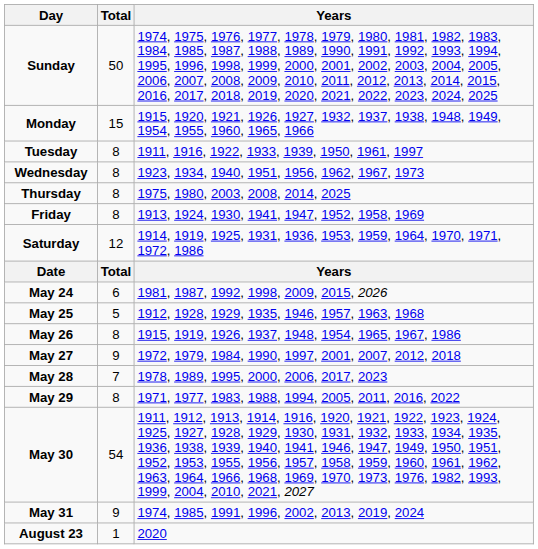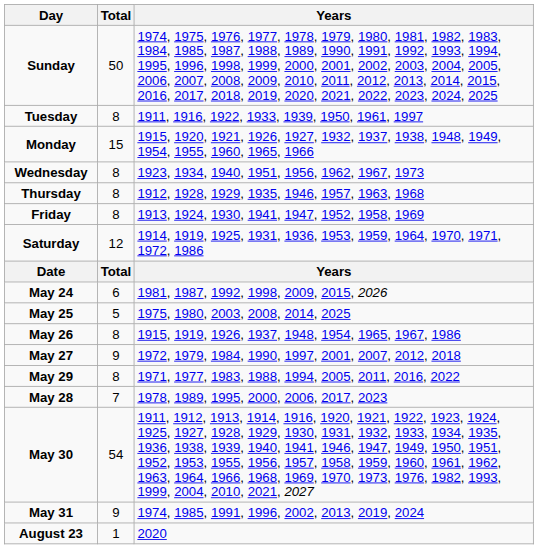rows swapped: (51, 124) <-> (51, 152)
(244, 194) 1975, 1980, 2003, 2008, 2014, 2025 -> (281, 194) 1912, 1928, 1929, 1935, 1946, 1957, 1963, 1968
(281, 313) 1912, 1928, 1929, 1935, 1946, 1957, 1963, 1968 -> (244, 313) 1975, 1980, 2003, 2008, 2014, 2025
rows swapped: (51, 376) <-> (51, 397)
